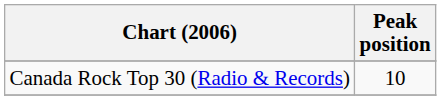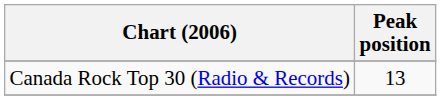(395, 77) 10 -> (395, 77) 13
